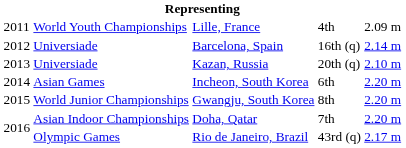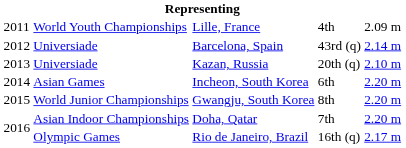(339, 45) 16th (q) -> (339, 45) 43rd (q)
(339, 136) 43rd (q) -> (339, 136) 16th (q)
